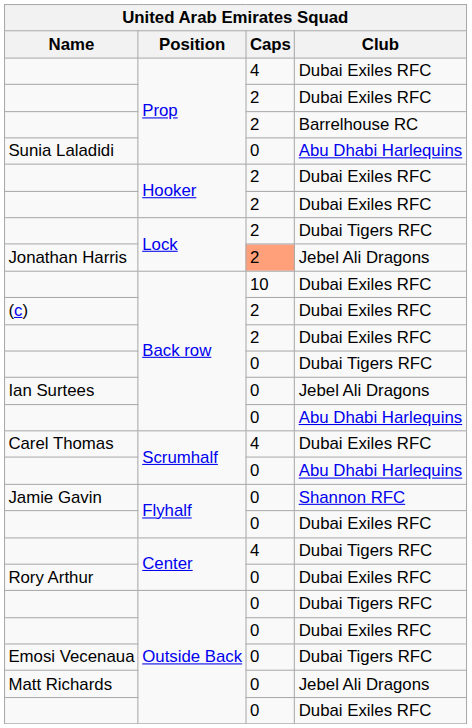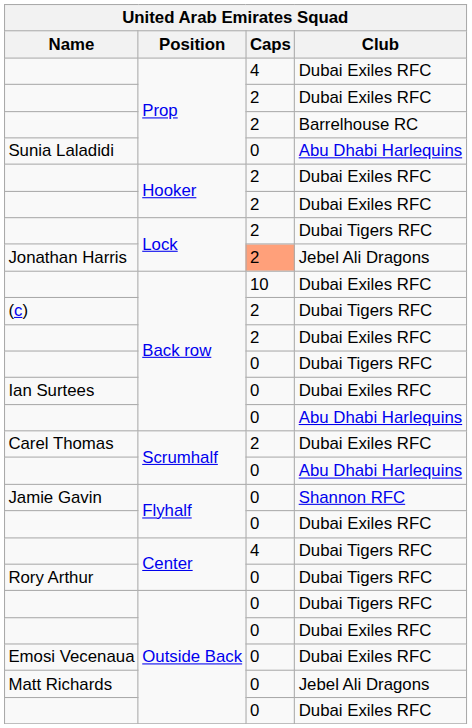(365, 310) Dubai Exiles RFC -> (365, 310) Dubai Tigers RFC
(364, 390) Jebel Ali Dragons -> (365, 390) Dubai Exiles RFC
(255, 444) 4 -> (255, 444) 2
(365, 577) Dubai Exiles RFC -> (365, 577) Dubai Tigers RFC
(365, 657) Dubai Tigers RFC -> (365, 657) Dubai Exiles RFC
